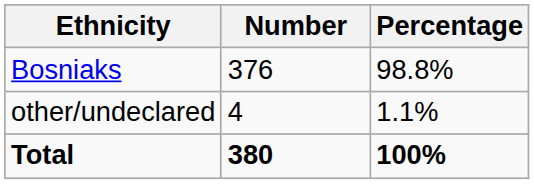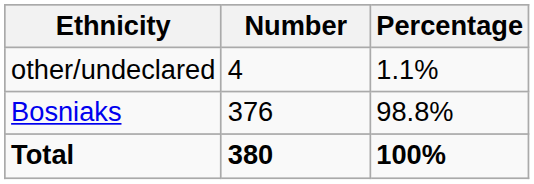rows swapped: (66, 69) <-> (113, 112)
